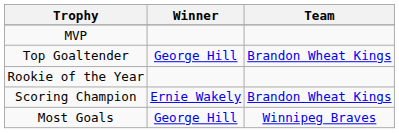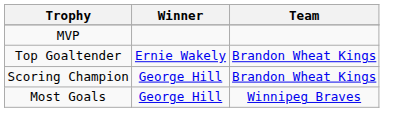(196, 56) George Hill -> (181, 56) Ernie Wakely
- row: (76, 76)
(196, 97) Ernie Wakely -> (181, 76) George Hill
